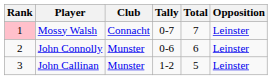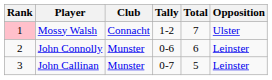(167, 30) 0-7 -> (167, 30) 1-2
(231, 30) Leinster -> (226, 30) Ulster
(167, 65) 1-2 -> (167, 65) 0-7
